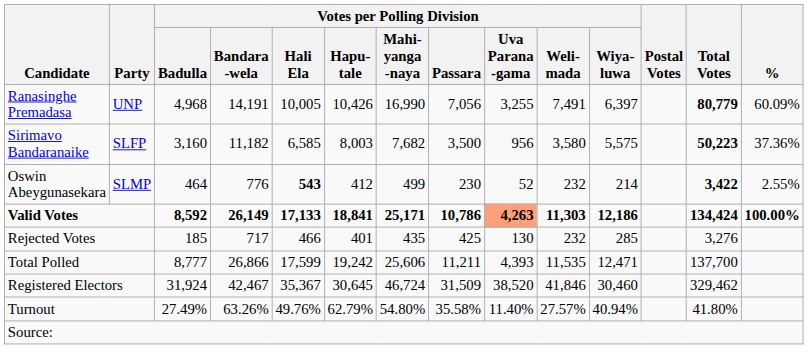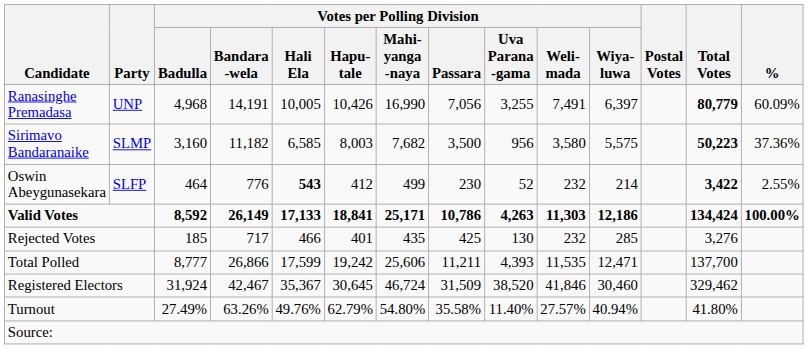(129, 144) SLFP -> (132, 144) SLMP
(132, 184) SLMP -> (129, 184) SLFP
(517, 215) lightsalmon background -> (517, 215) no background
